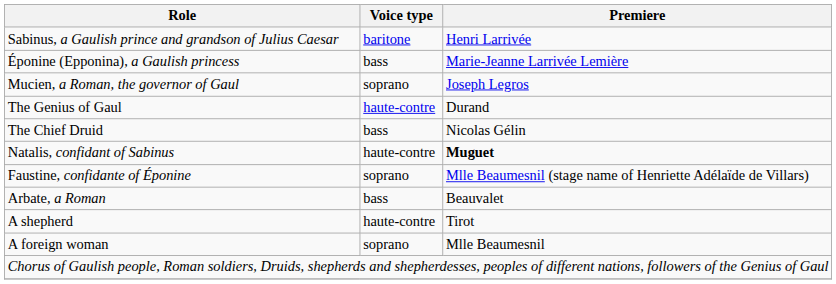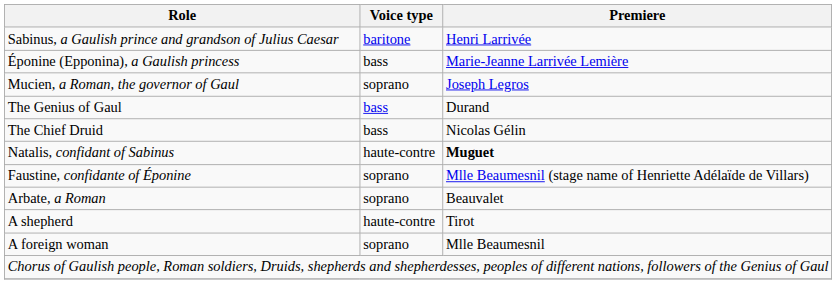(399, 107) haute-contre -> (376, 107) bass
(376, 198) bass -> (386, 198) soprano
